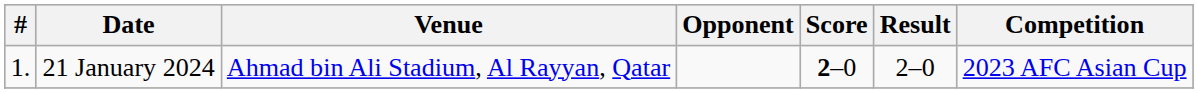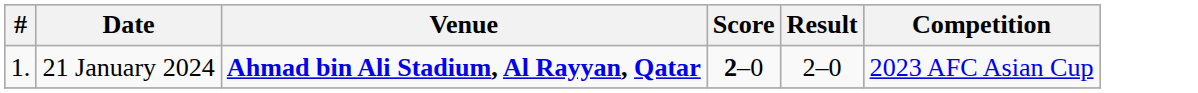- column: (738, 25)
(448, 66) normal -> (464, 66) bold
